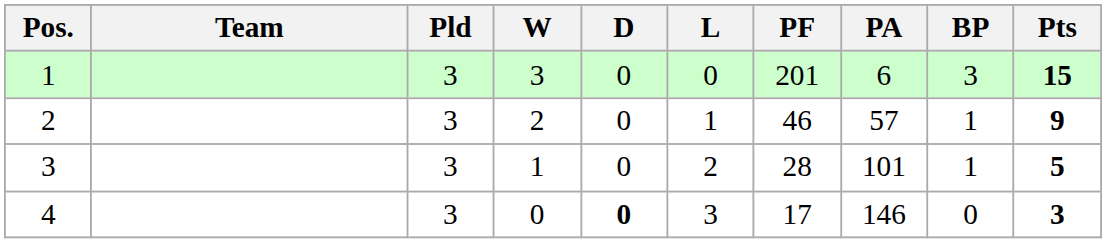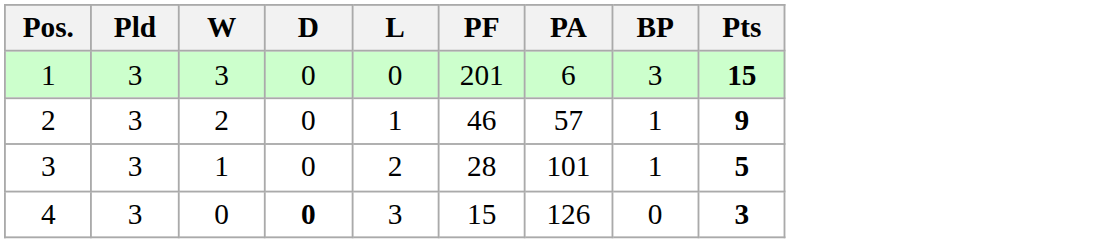- column: (249, 27)
(797, 213) 17 -> (482, 213) 15
(884, 213) 146 -> (568, 213) 126
